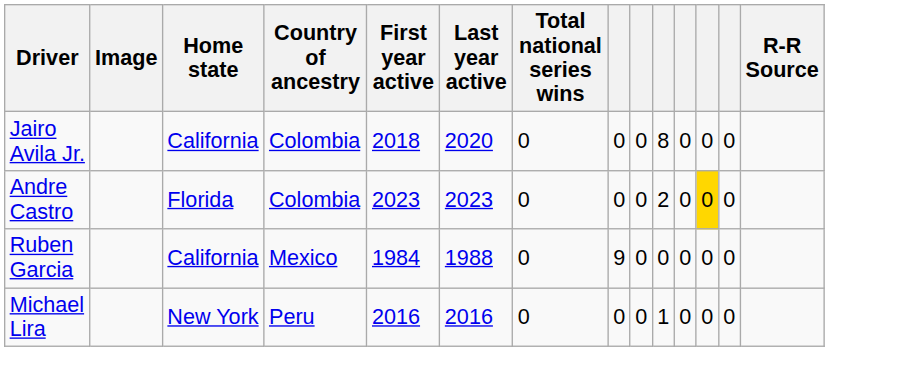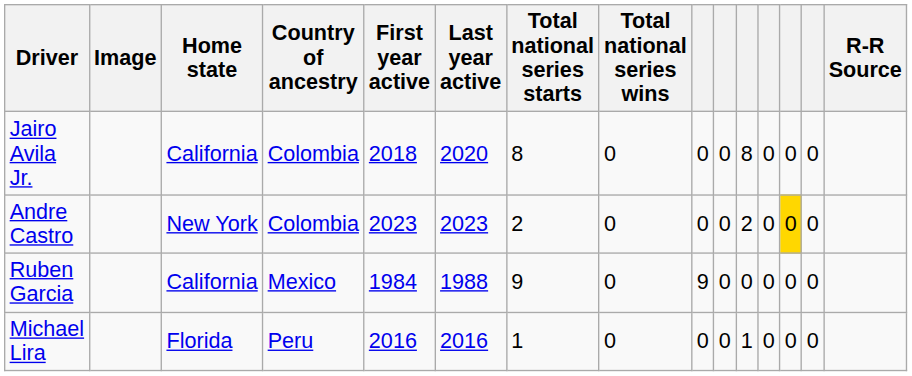+ column: (553, 58)
(200, 199) Florida -> (212, 223) New York
(213, 316) New York -> (199, 340) Florida
